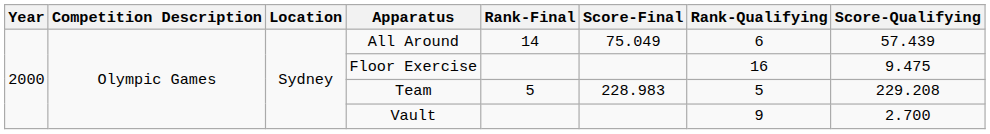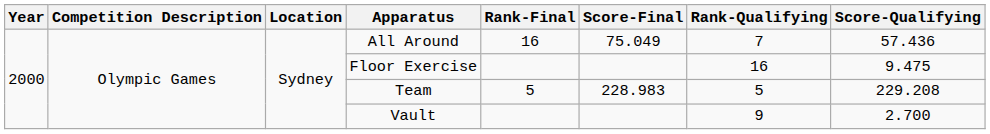(530, 42) 14 -> (530, 42) 16
(759, 42) 6 -> (759, 42) 7
(908, 42) 57.439 -> (908, 42) 57.436
